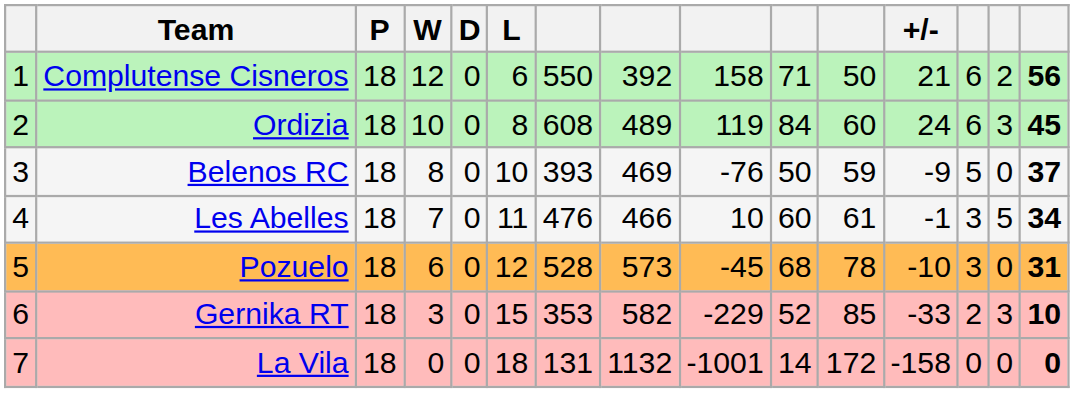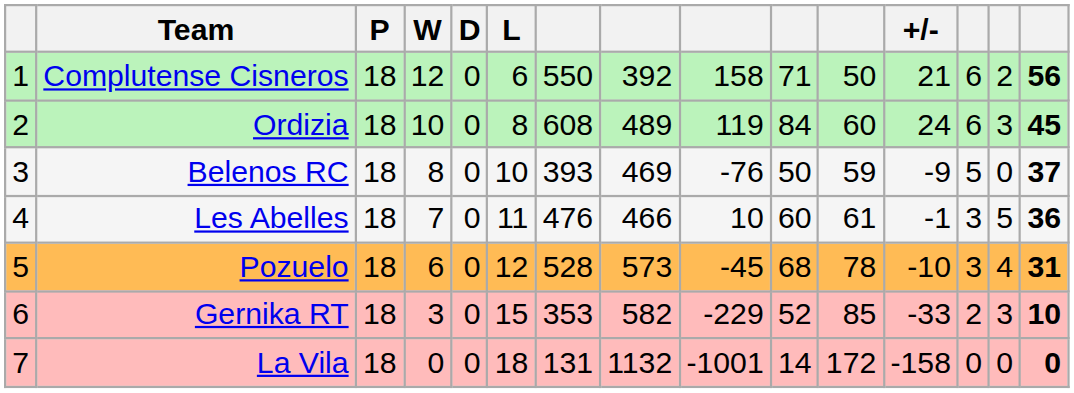(1044, 219) 34 -> (1044, 219) 36
(1005, 266) 0 -> (1005, 266) 4
